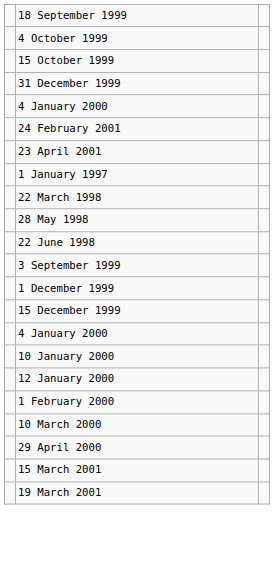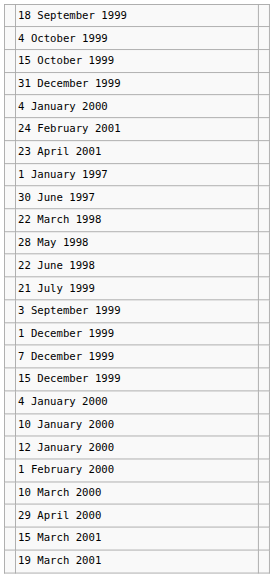+ row: (10, 197)
+ row: (10, 288)
+ row: (10, 357)
